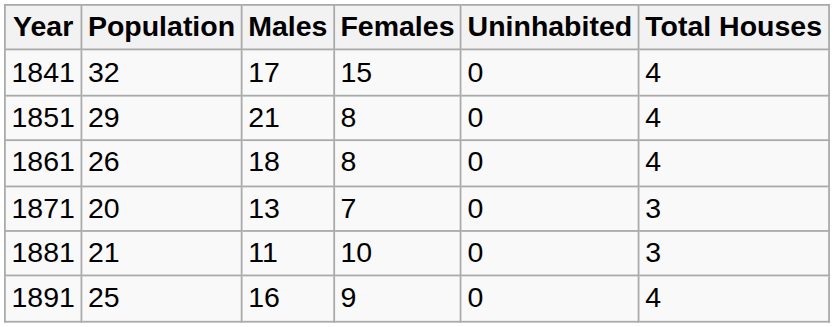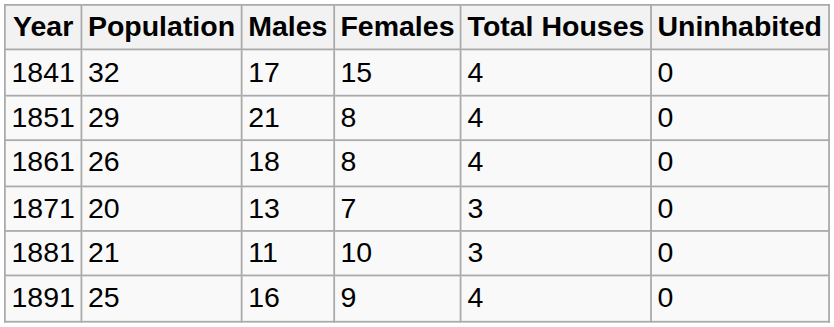columns swapped: (734, 27) <-> (550, 27)
